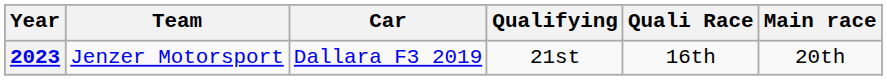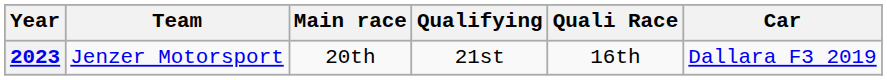columns swapped: (388, 22) <-> (820, 22)
